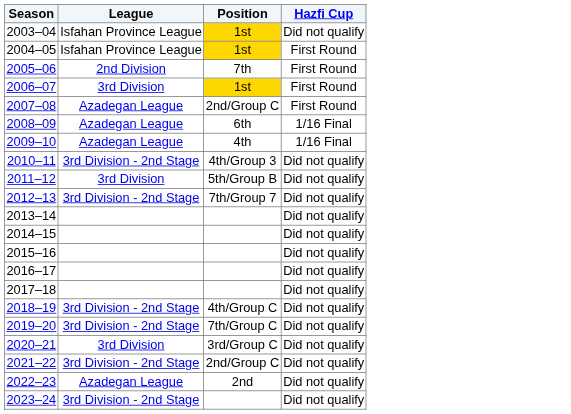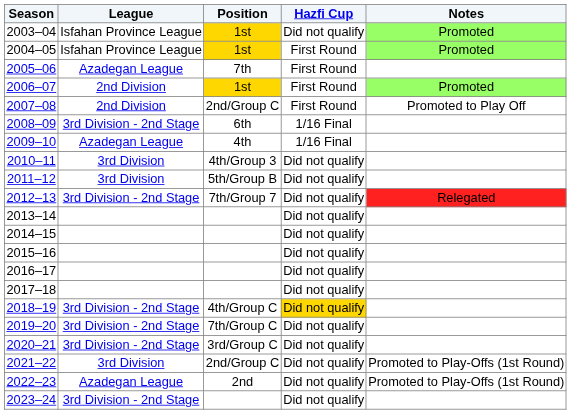+ column: (466, 13)
(131, 68) 2nd Division -> (131, 68) Azadegan League
(131, 87) 3rd Division -> (131, 87) 2nd Division
(131, 105) Azadegan League -> (131, 105) 2nd Division
(131, 124) Azadegan League -> (131, 124) 3rd Division - 2nd Stage
(131, 160) 3rd Division - 2nd Stage -> (131, 160) 3rd Division
(324, 308) no background -> (324, 308) gold background
(131, 344) 3rd Division -> (131, 344) 3rd Division - 2nd Stage
(131, 363) 3rd Division - 2nd Stage -> (131, 363) 3rd Division
